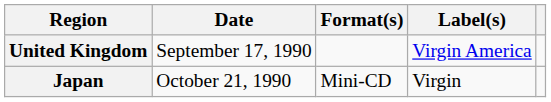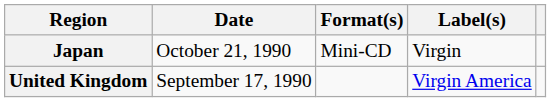rows swapped: (78, 50) <-> (78, 81)
